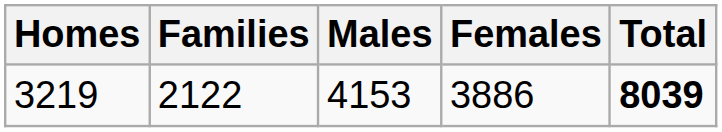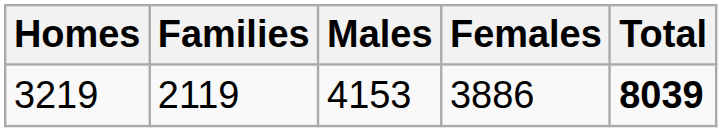(200, 94) 2122 -> (199, 94) 2119
